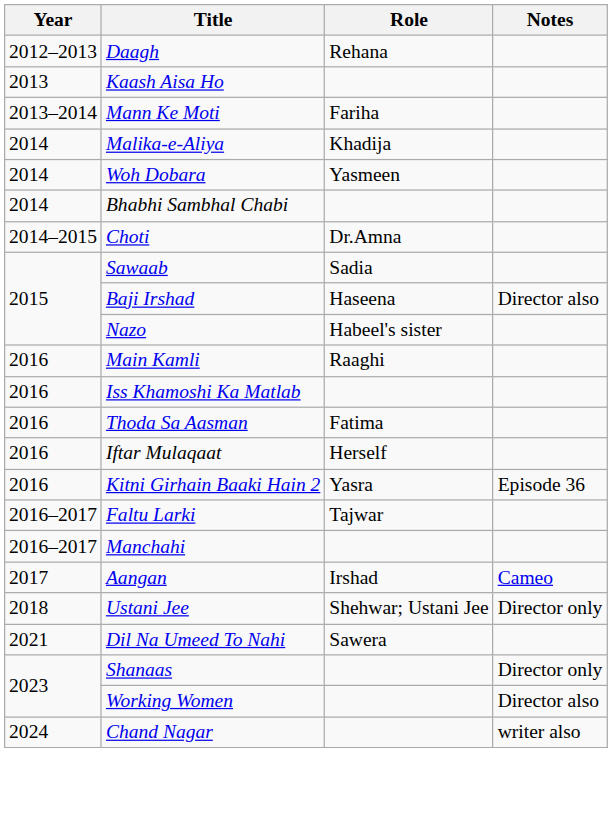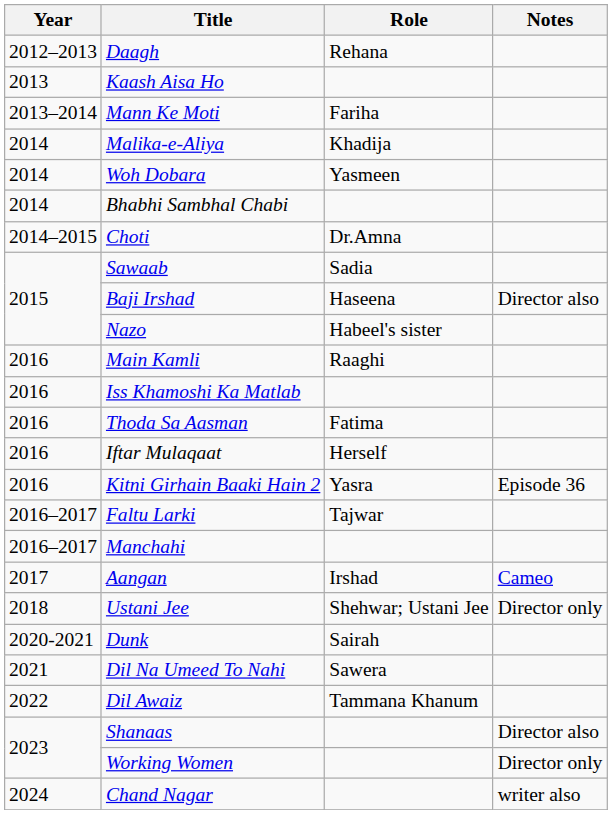+ row: (127, 639)
+ row: (144, 701)
(550, 670) Director only -> (548, 732) Director also
(548, 701) Director also -> (550, 762) Director only
